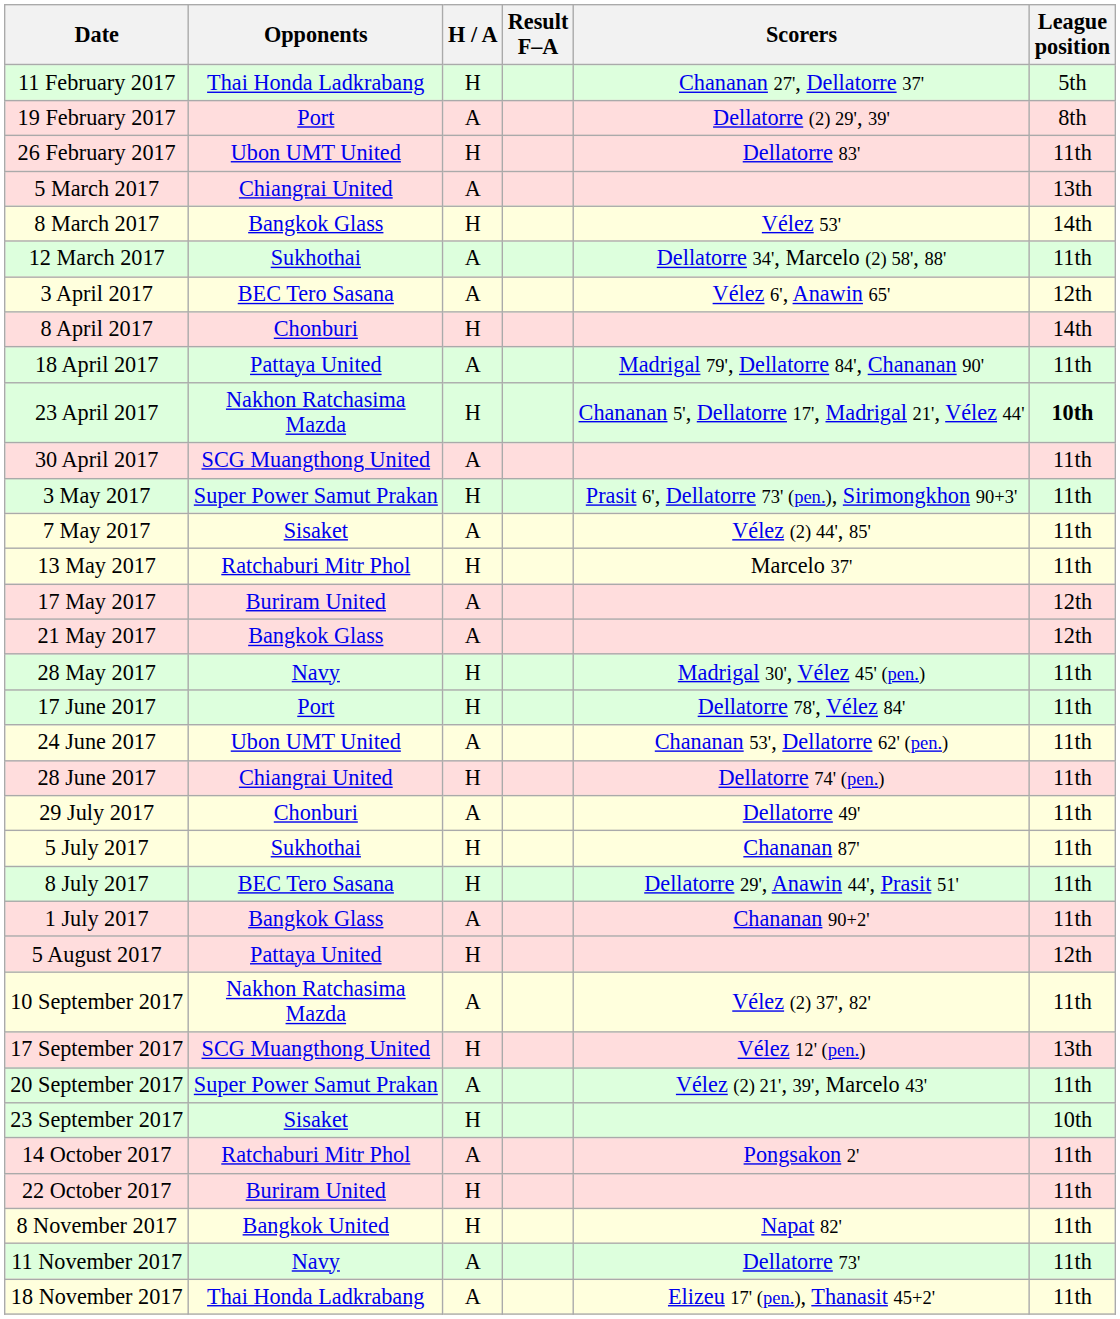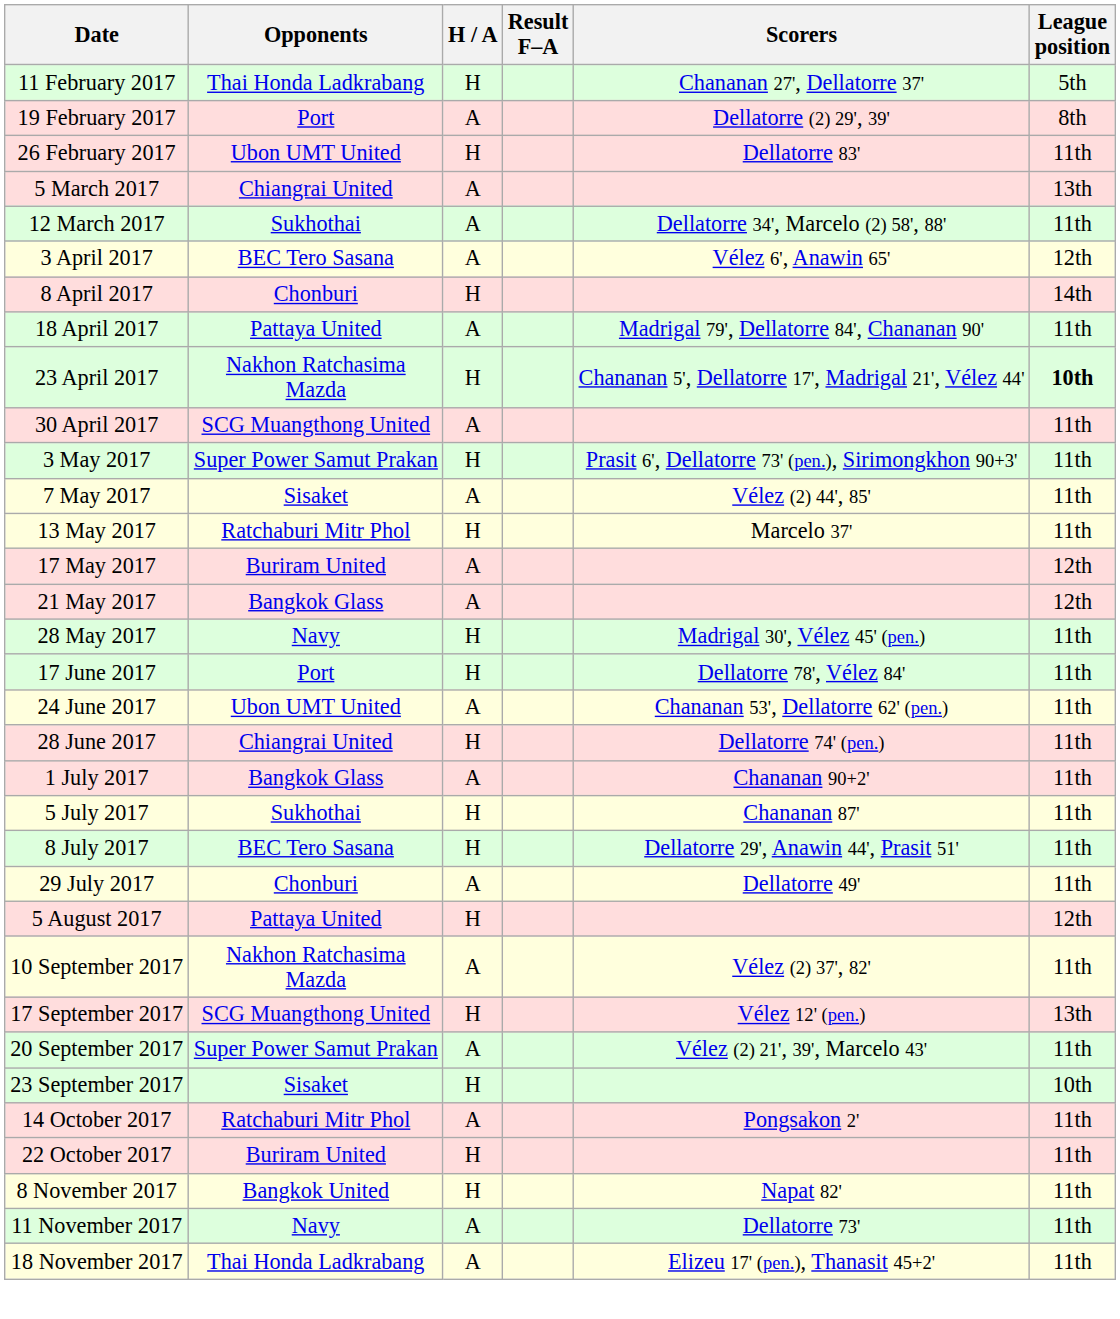- row: (97, 223)
rows swapped: (97, 918) <-> (97, 812)
